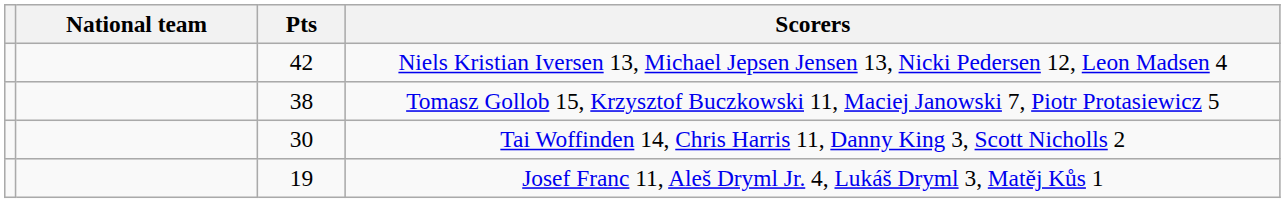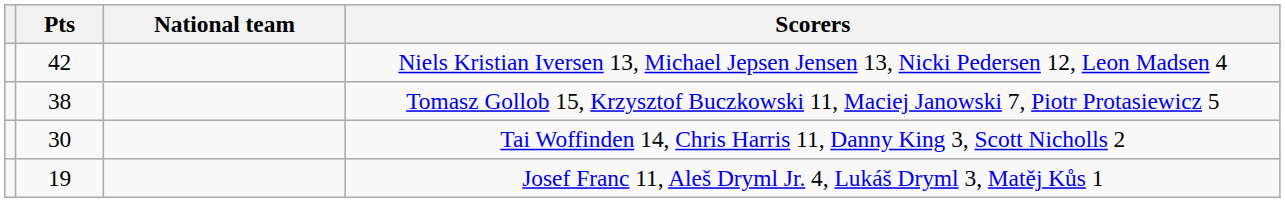columns swapped: (137, 23) <-> (301, 23)
